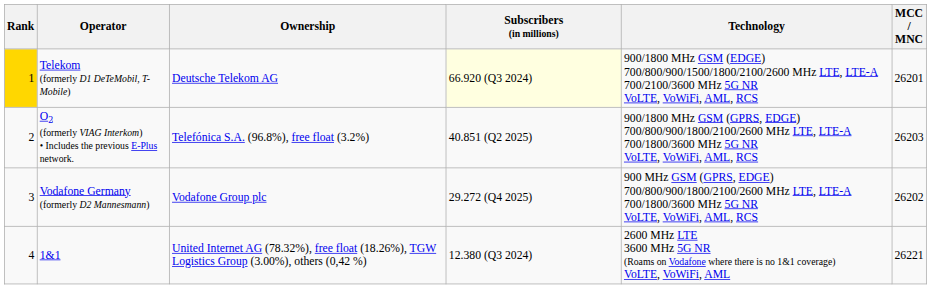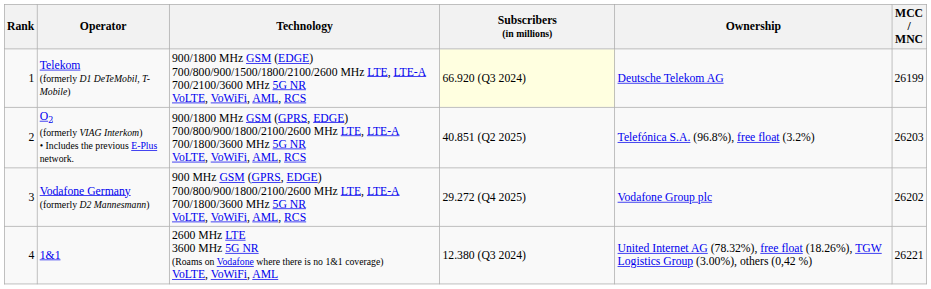columns swapped: (757, 26) <-> (308, 26)
(31, 78) gold background -> (31, 78) no background
(909, 78) 26201 -> (909, 78) 26199
